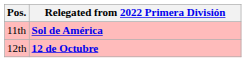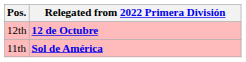rows swapped: (17, 30) <-> (17, 48)
